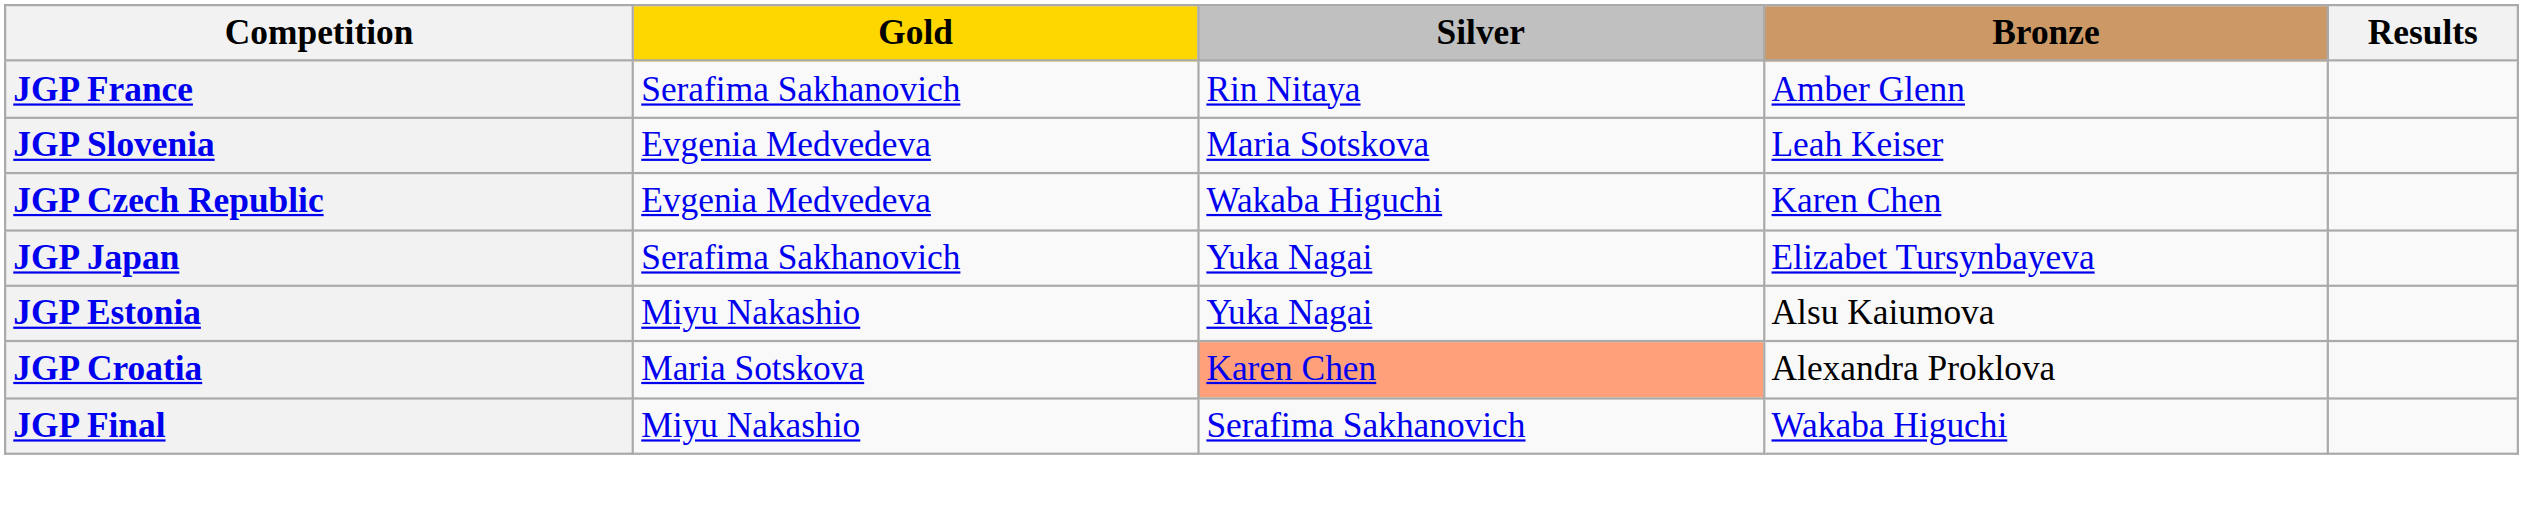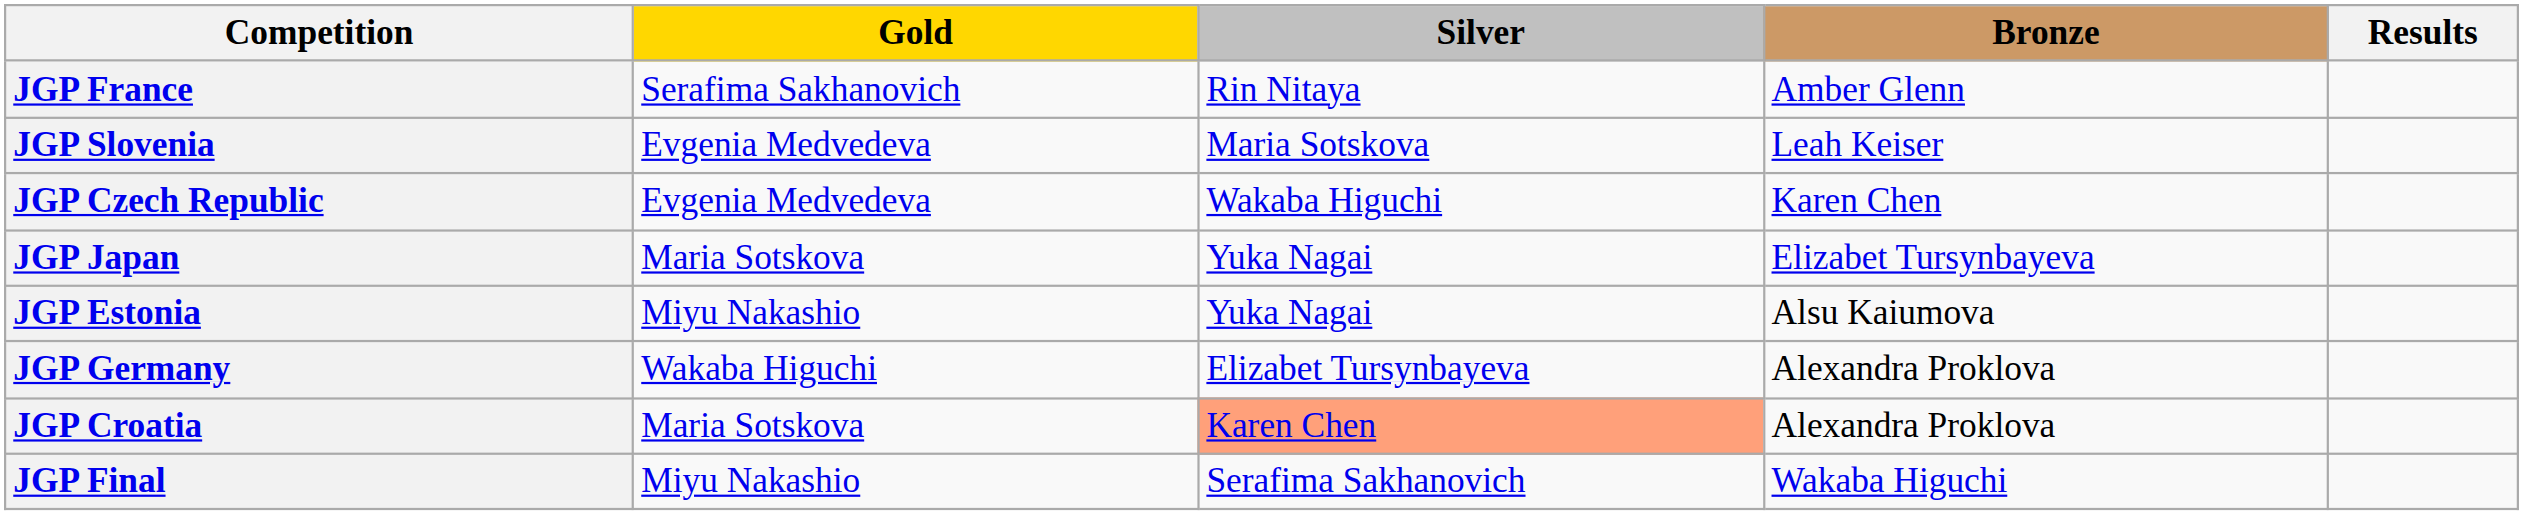(801, 256) Serafima Sakhanovich -> (753, 256) Maria Sotskova
+ row: (122, 369)
